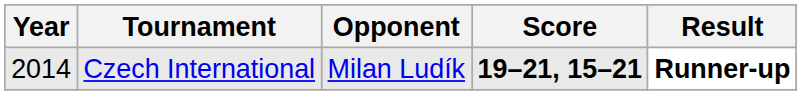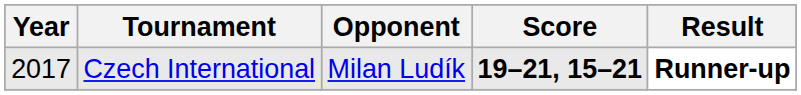(41, 69) 2014 -> (41, 69) 2017
